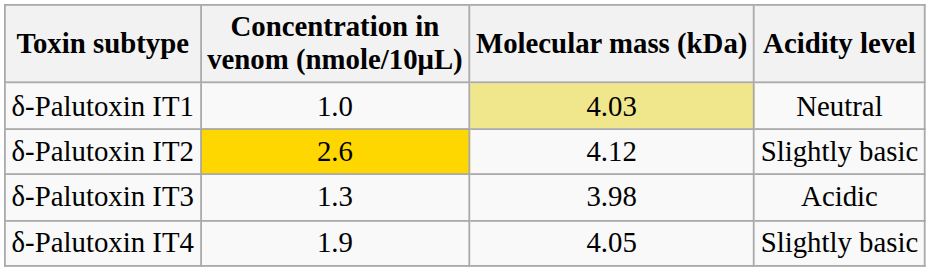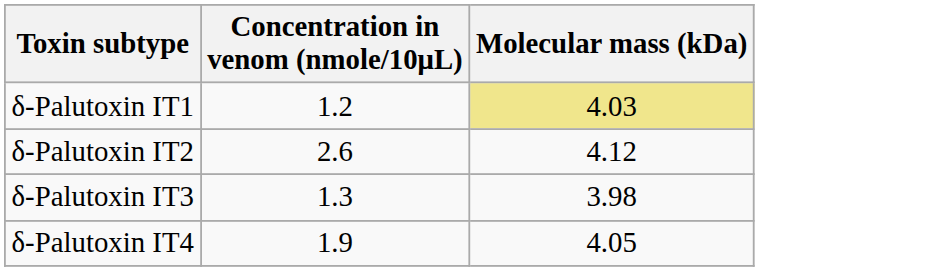- column: (839, 43)
(335, 105) 1.0 -> (335, 105) 1.2
(335, 151) gold background -> (335, 151) no background
